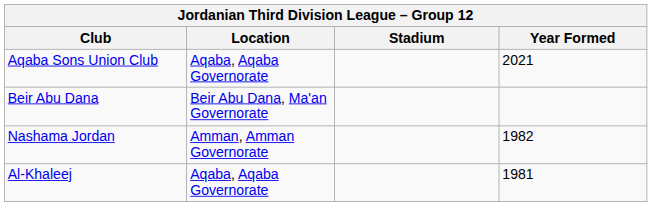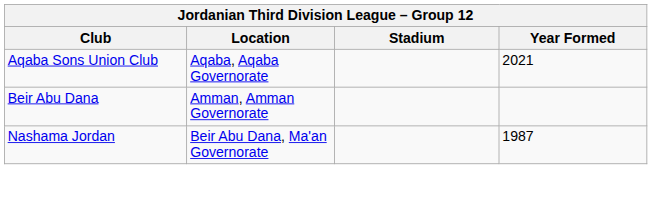(258, 106) Beir Abu Dana, Ma'an Governorate -> (242, 106) Amman, Amman Governorate
(242, 144) Amman, Amman Governorate -> (258, 144) Beir Abu Dana, Ma'an Governorate
(518, 136) 1982 -> (518, 136) 1987
- row: (40, 174)
